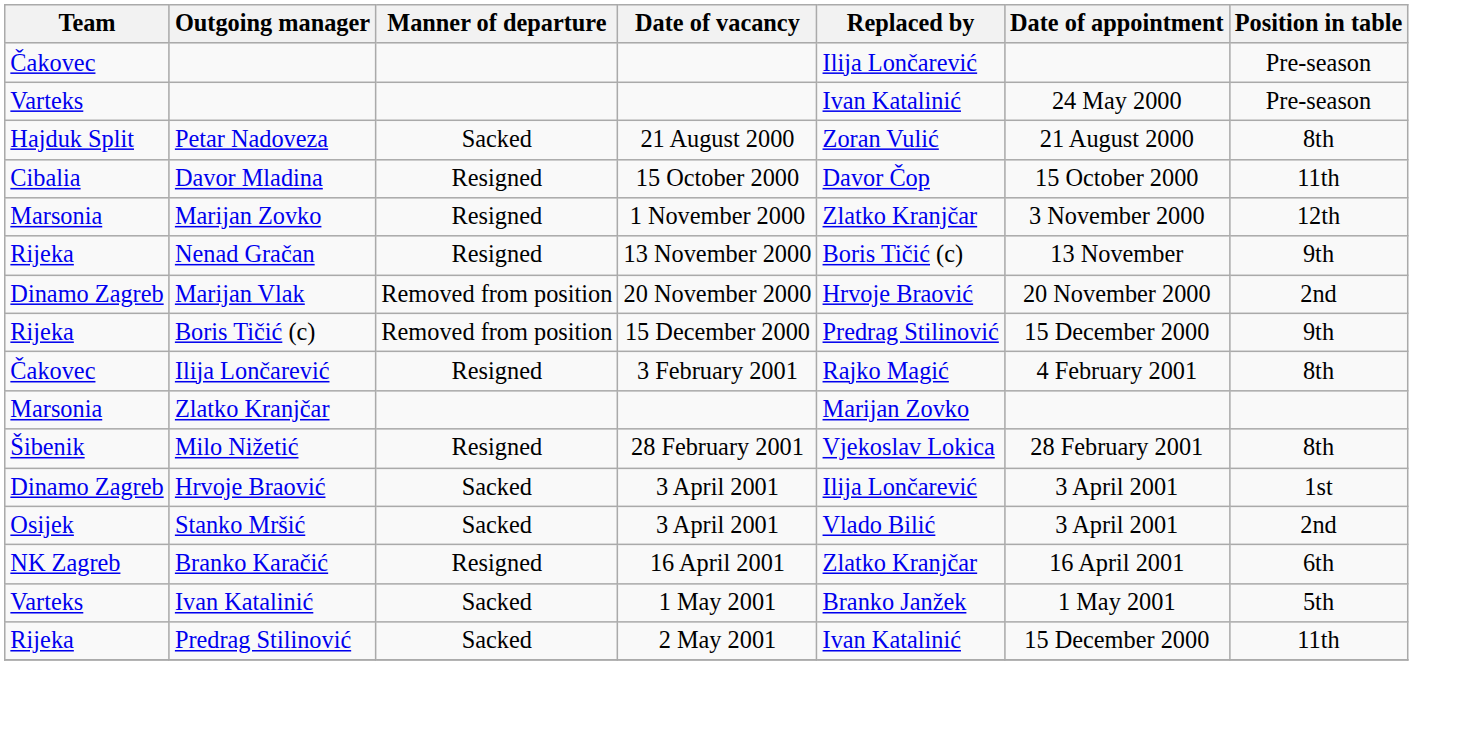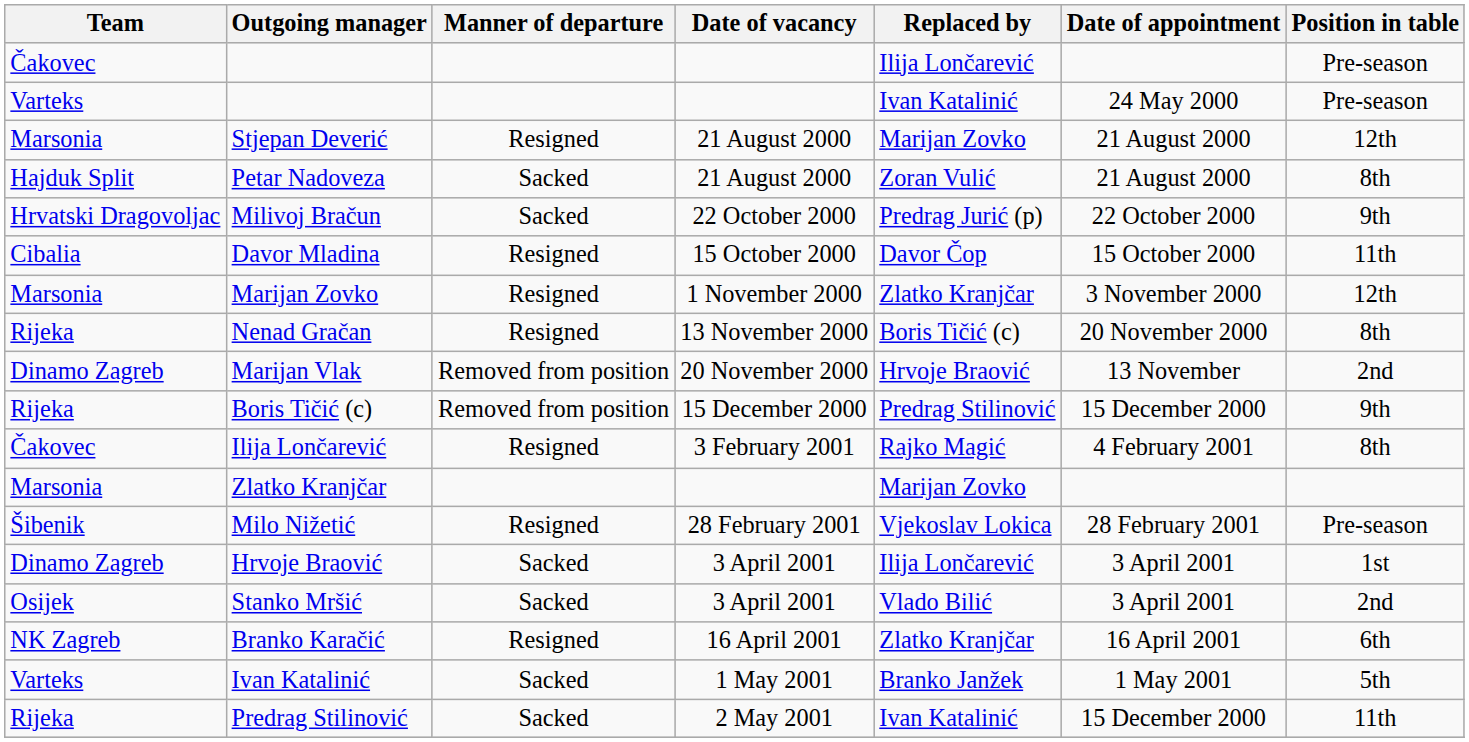+ row: (56, 139)
+ row: (115, 216)
(1117, 255) 13 November -> (1174, 332) 20 November 2000
(1319, 255) 9th -> (1375, 332) 8th
(1117, 293) 20 November 2000 -> (1174, 370) 13 November
(1319, 448) 8th -> (1375, 525) Pre-season
